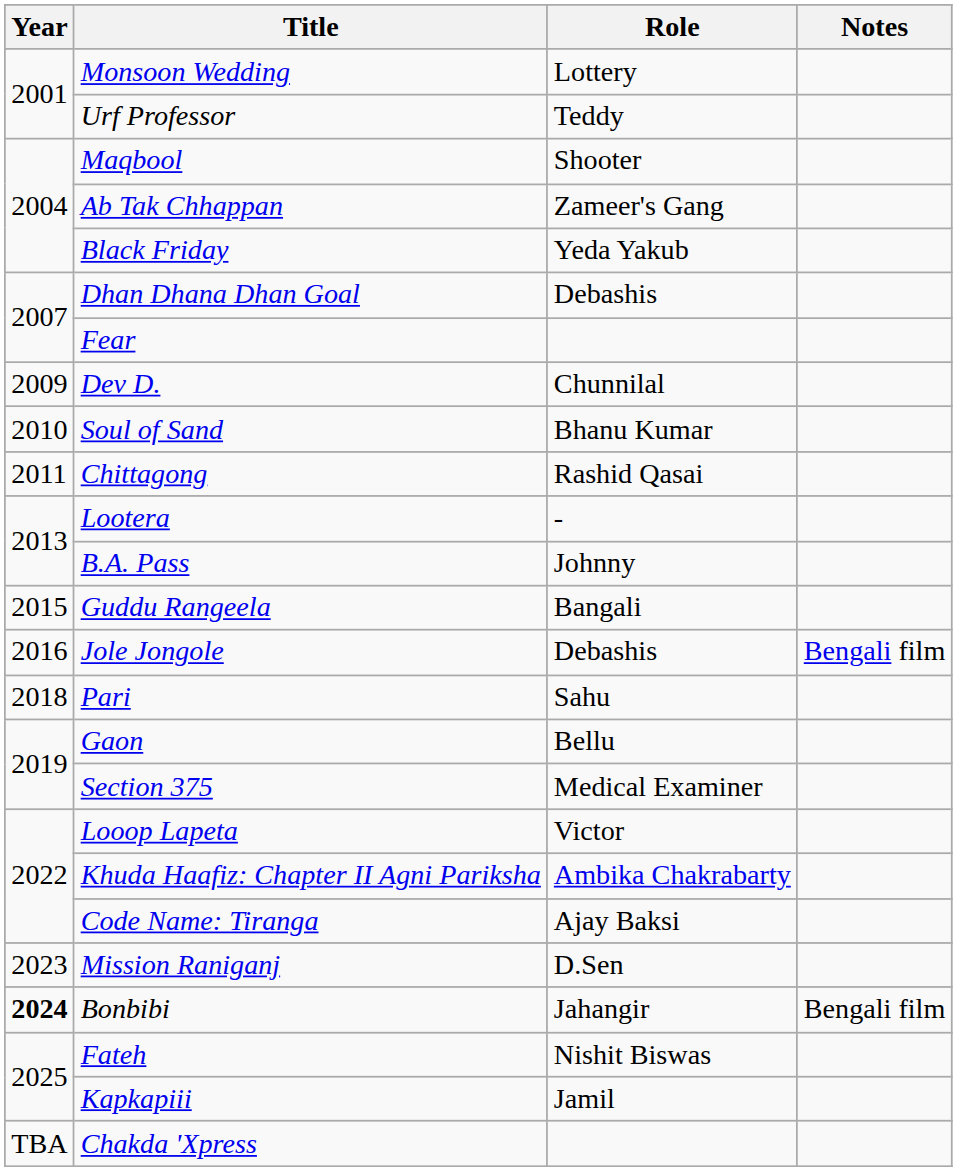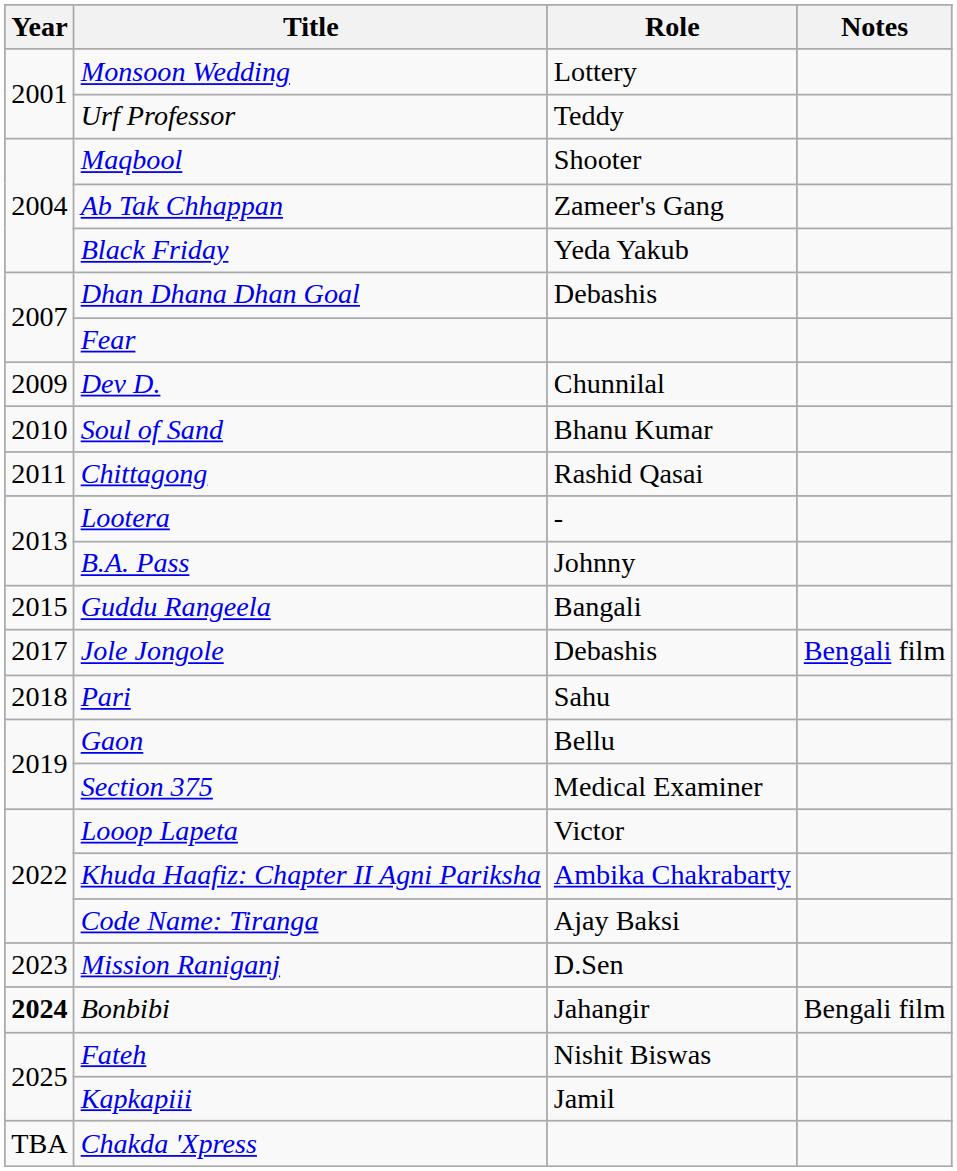(40, 652) 2016 -> (40, 652) 2017
